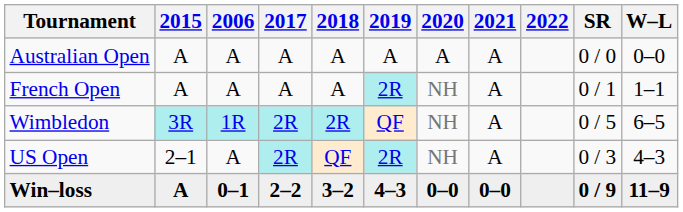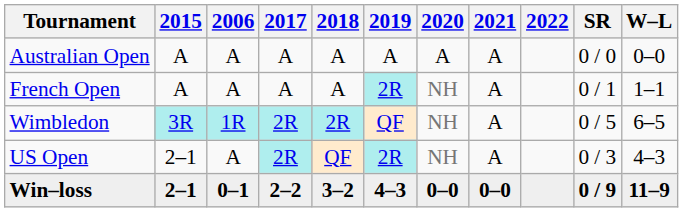(181, 190) A -> (181, 190) 2–1
